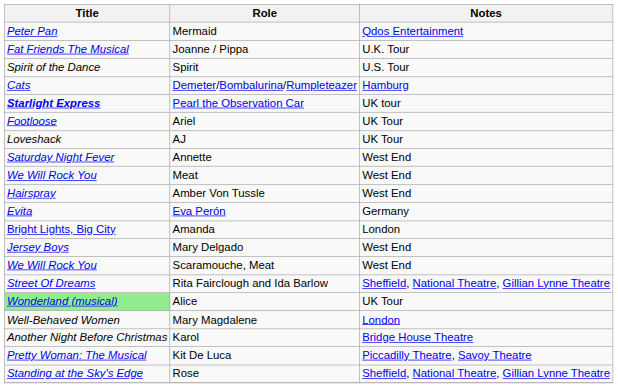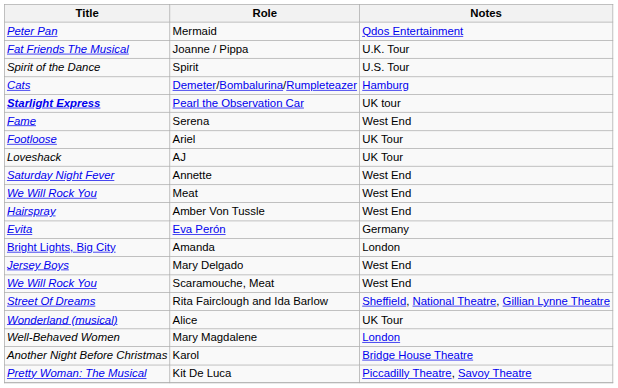+ row: (191, 121)
(62, 301) lightgreen background -> (62, 319) no background
- row: (186, 373)
